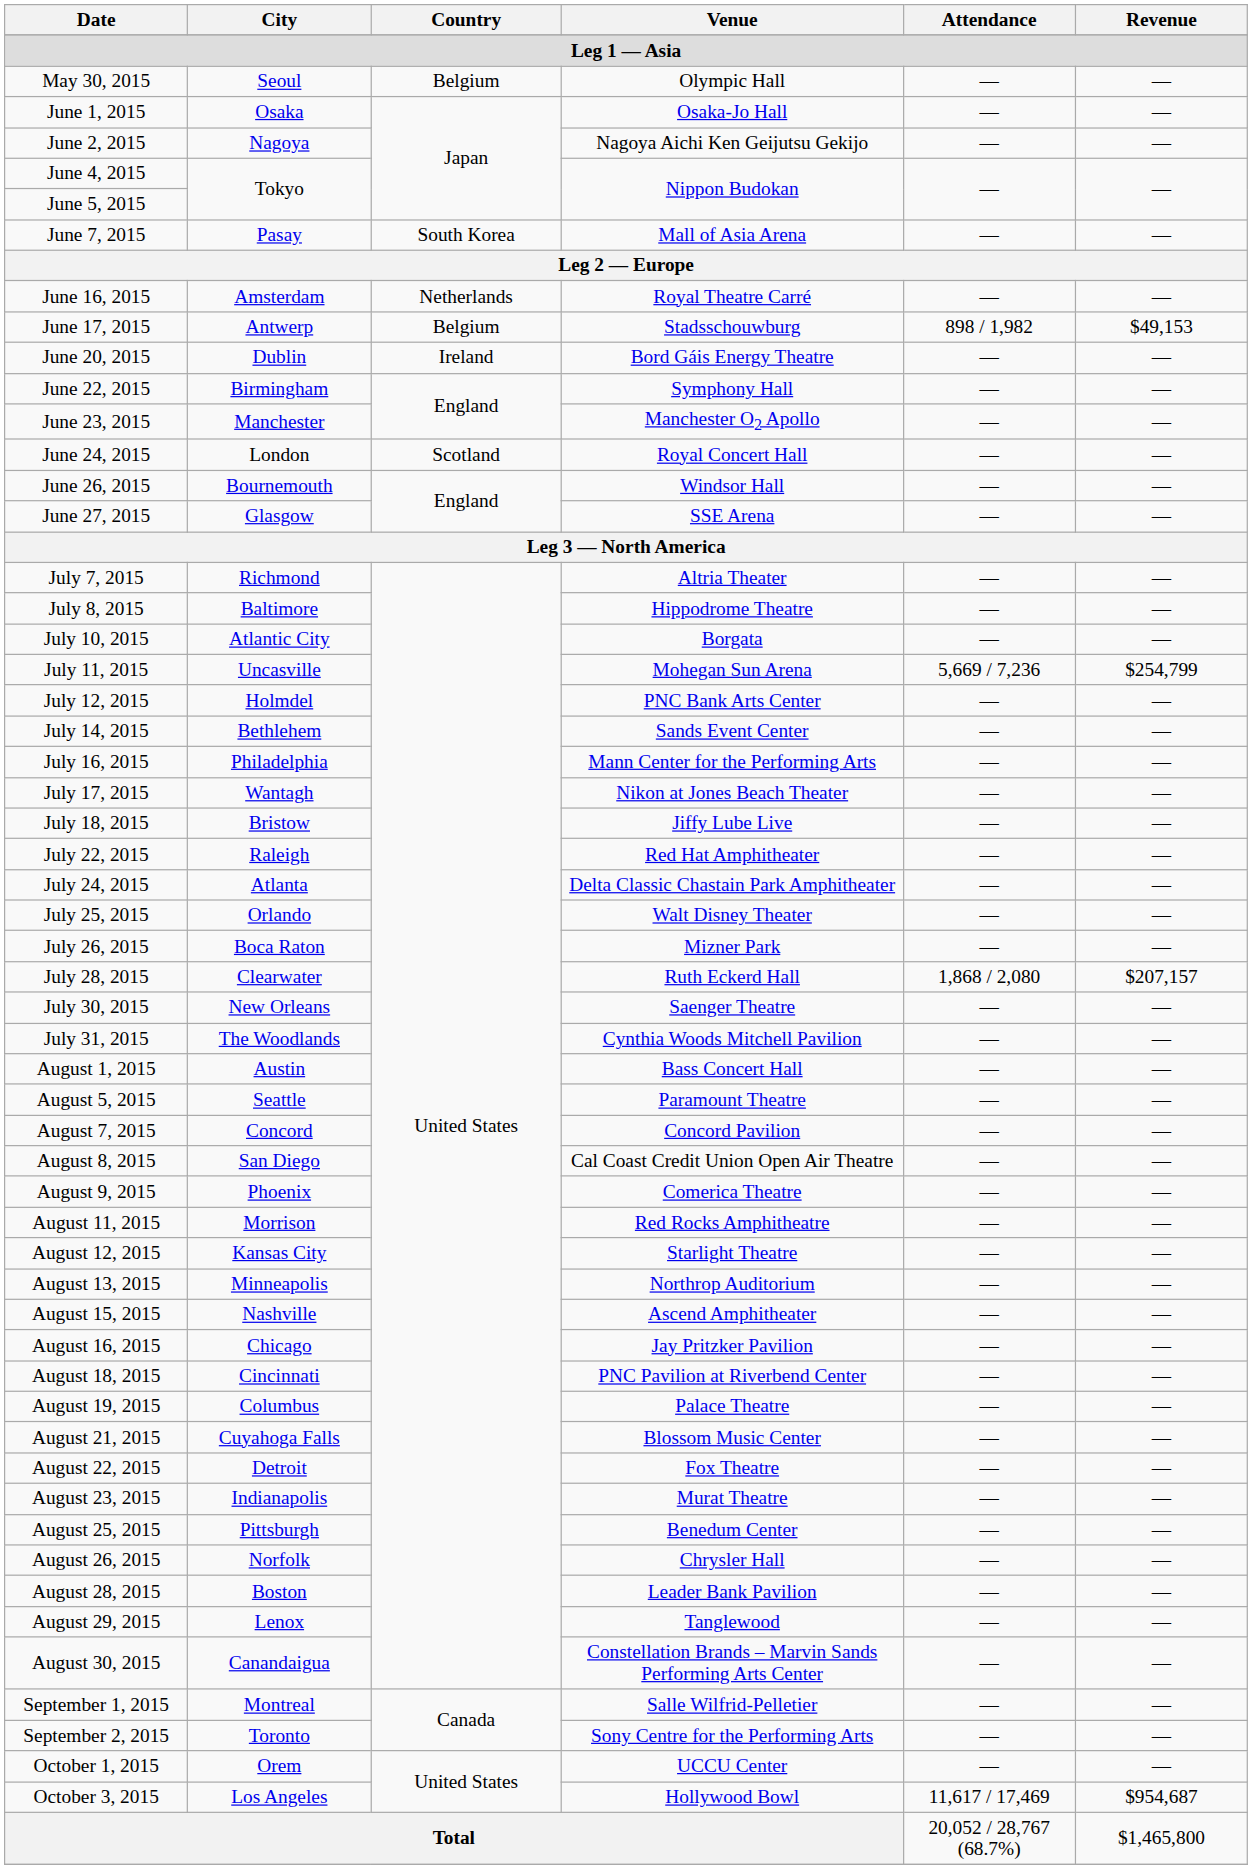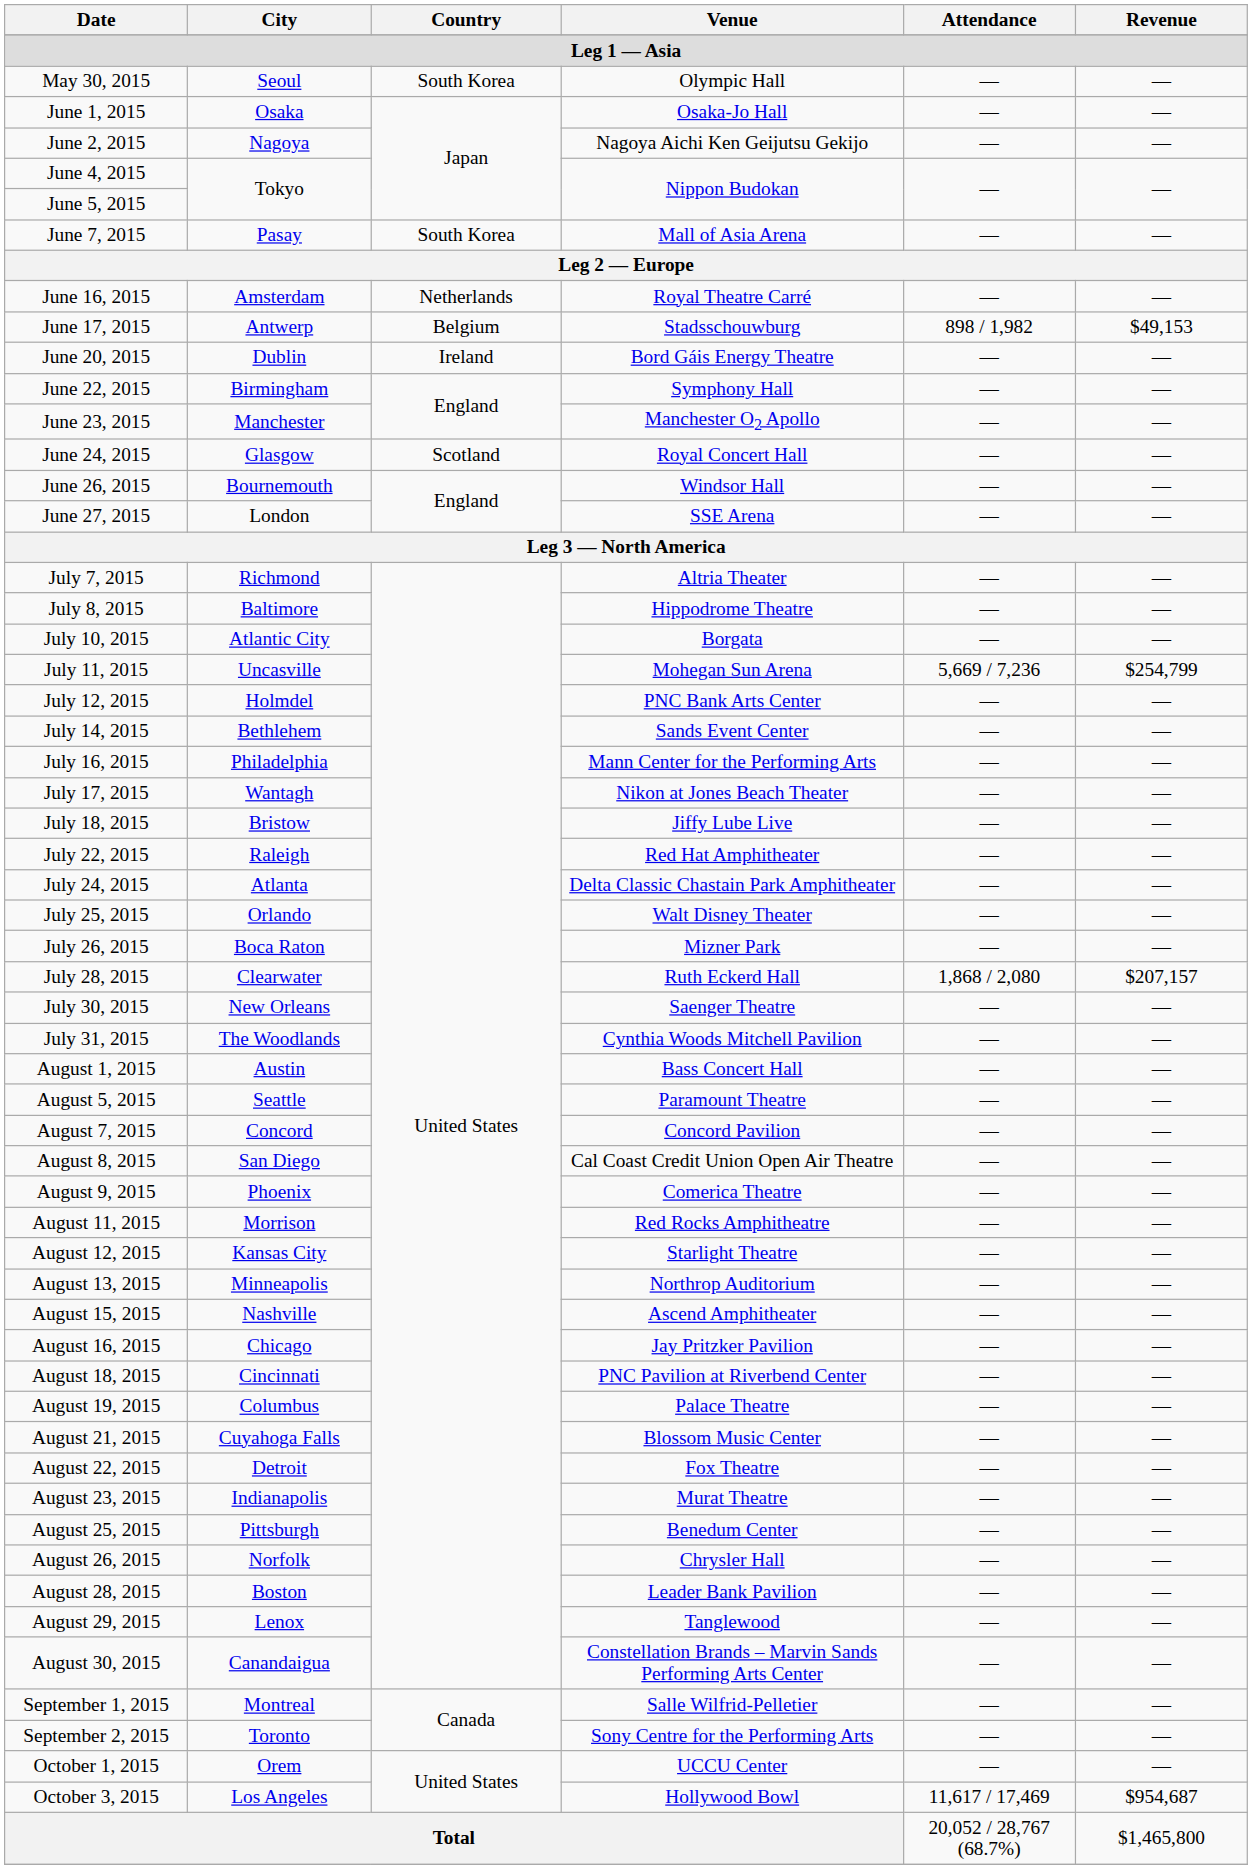(466, 81) Belgium -> (466, 81) South Korea
(279, 454) London -> (279, 454) Glasgow
(279, 516) Glasgow -> (279, 516) London
